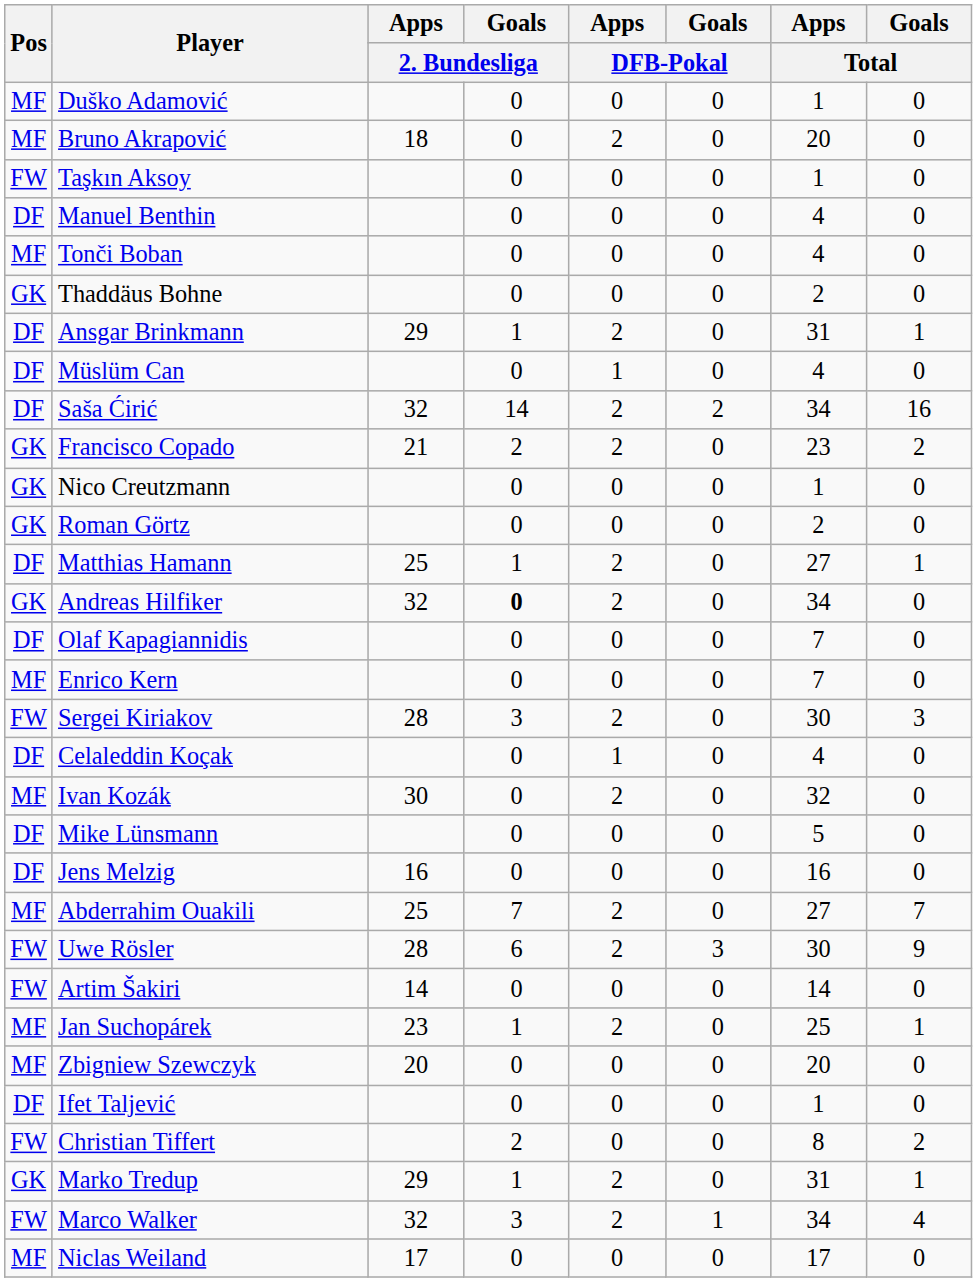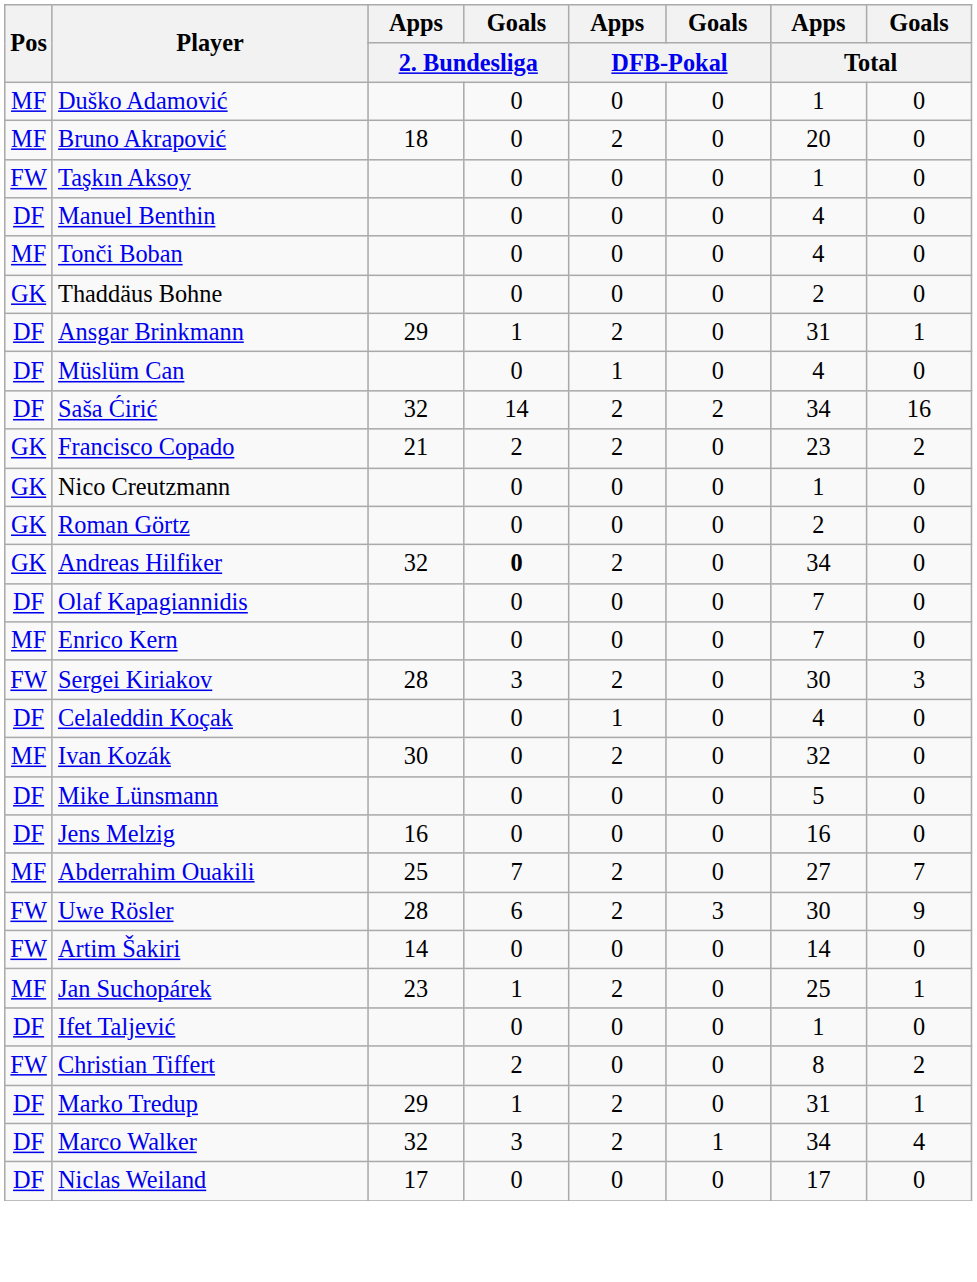- row: (145, 563)
- row: (157, 1065)
(29, 1180) GK -> (29, 1103) DF
(29, 1219) FW -> (29, 1142) DF
(29, 1258) MF -> (29, 1180) DF
